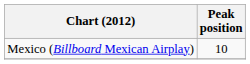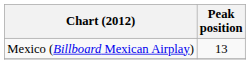(221, 48) 10 -> (221, 48) 13
